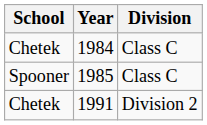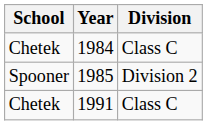(150, 76) Class C -> (160, 76) Division 2
(160, 104) Division 2 -> (150, 104) Class C
